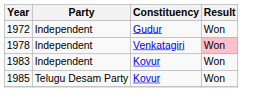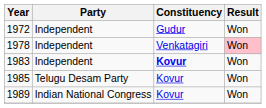(147, 62) normal -> (171, 62) bold
+ row: (18, 95)
